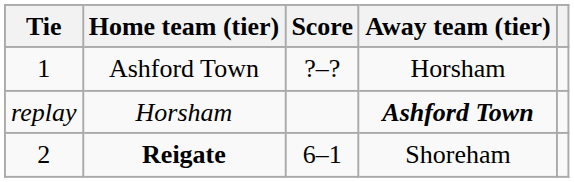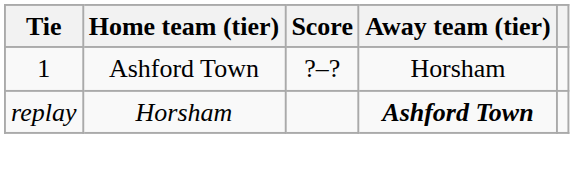- row: (184, 154)
